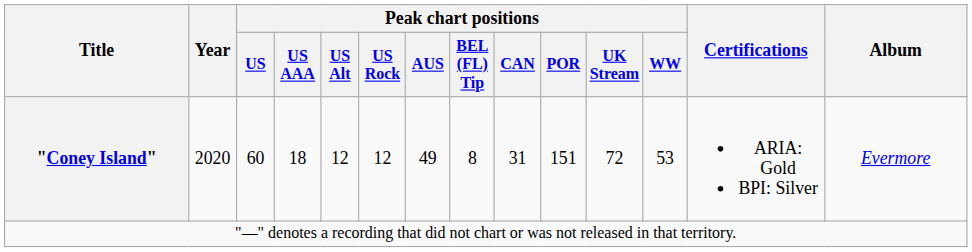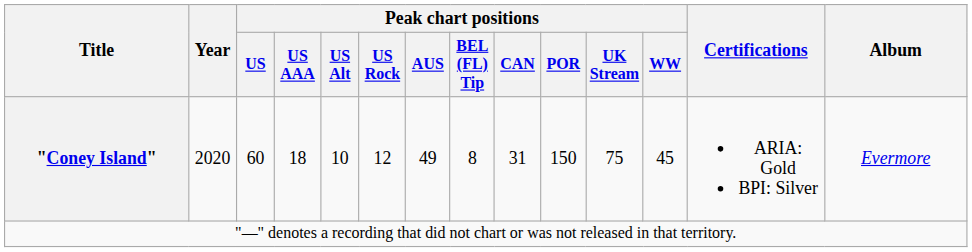(340, 158) 12 -> (340, 158) 10
(563, 158) 151 -> (563, 158) 150
(614, 158) 72 -> (614, 158) 75
(665, 158) 53 -> (665, 158) 45
